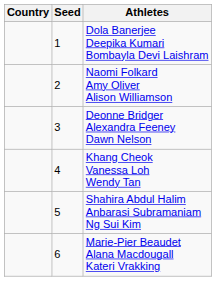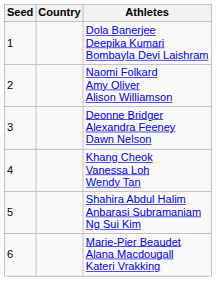columns swapped: (67, 13) <-> (28, 13)
